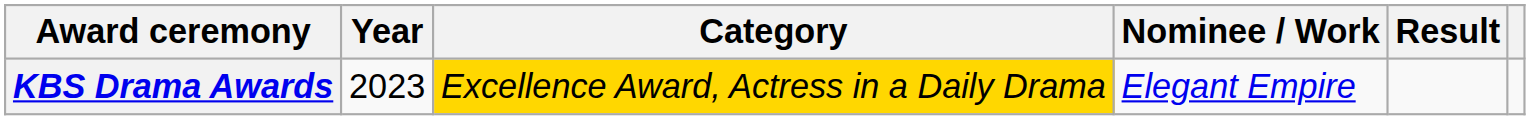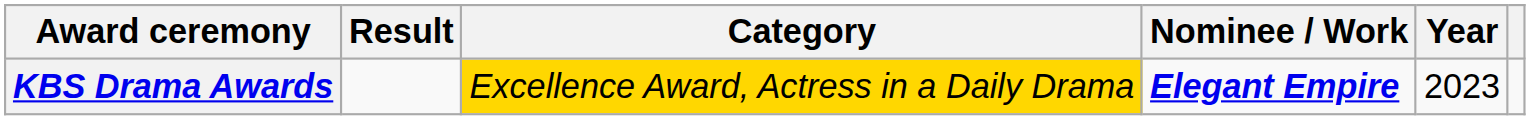columns swapped: (387, 31) <-> (1448, 31)
(1239, 85) normal -> (1275, 85) bold
